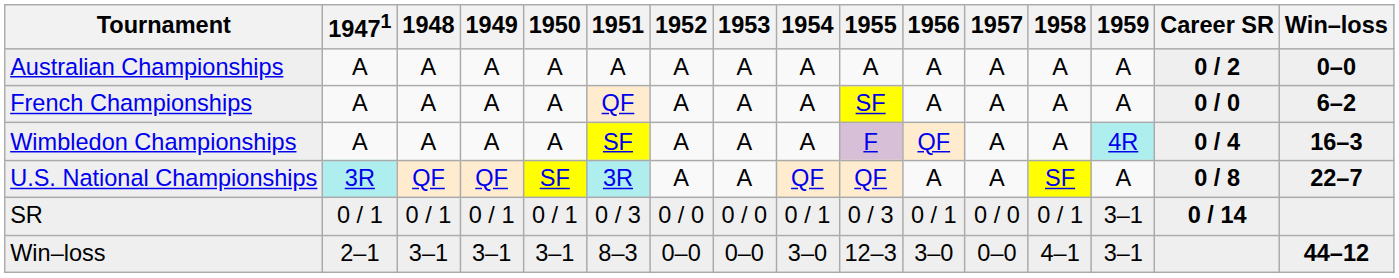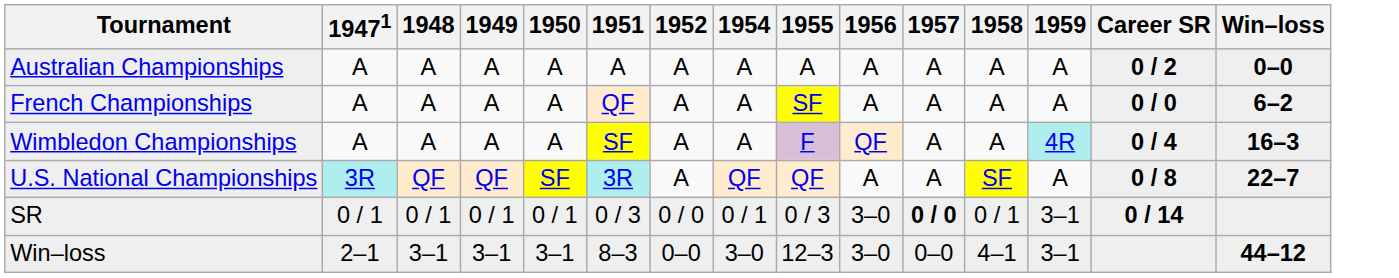- column: (744, 26)
(934, 216) 0 / 1 -> (871, 216) 3–0
(997, 216) normal -> (934, 216) bold
